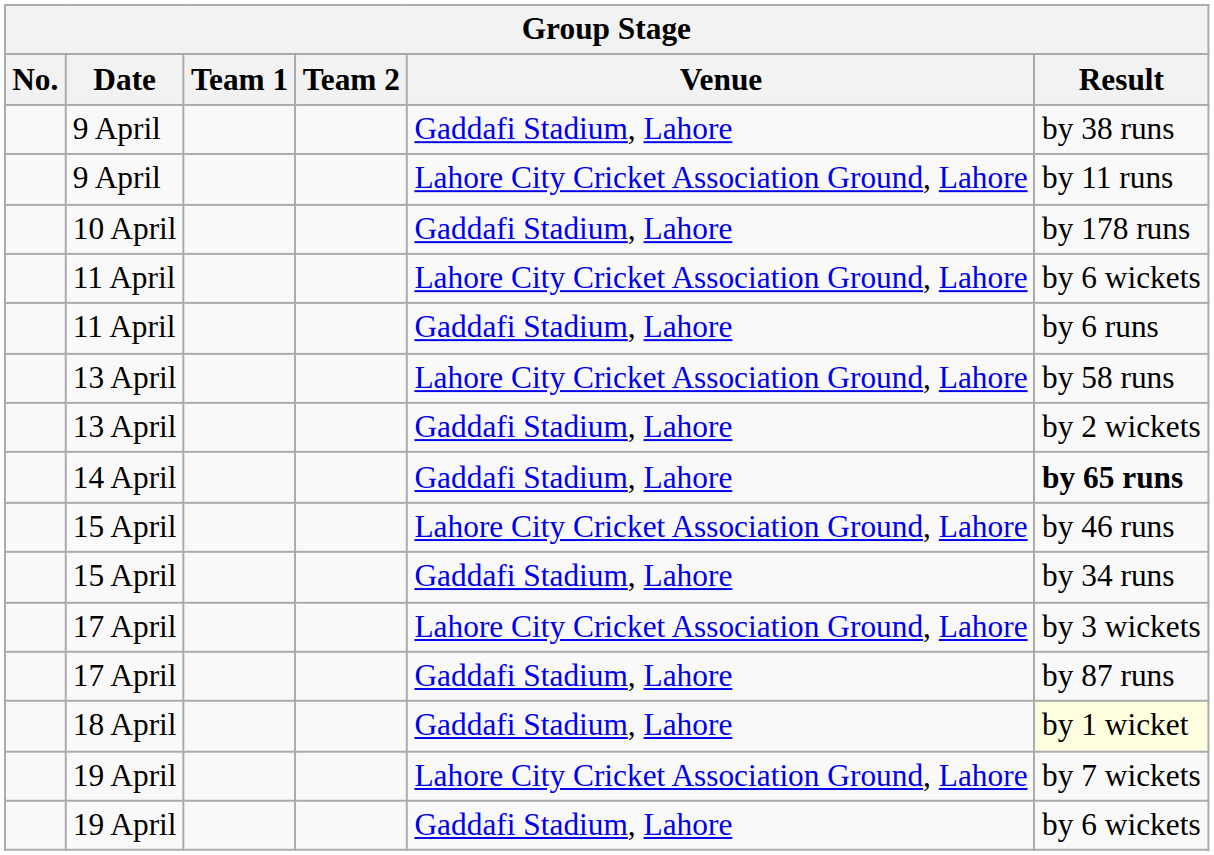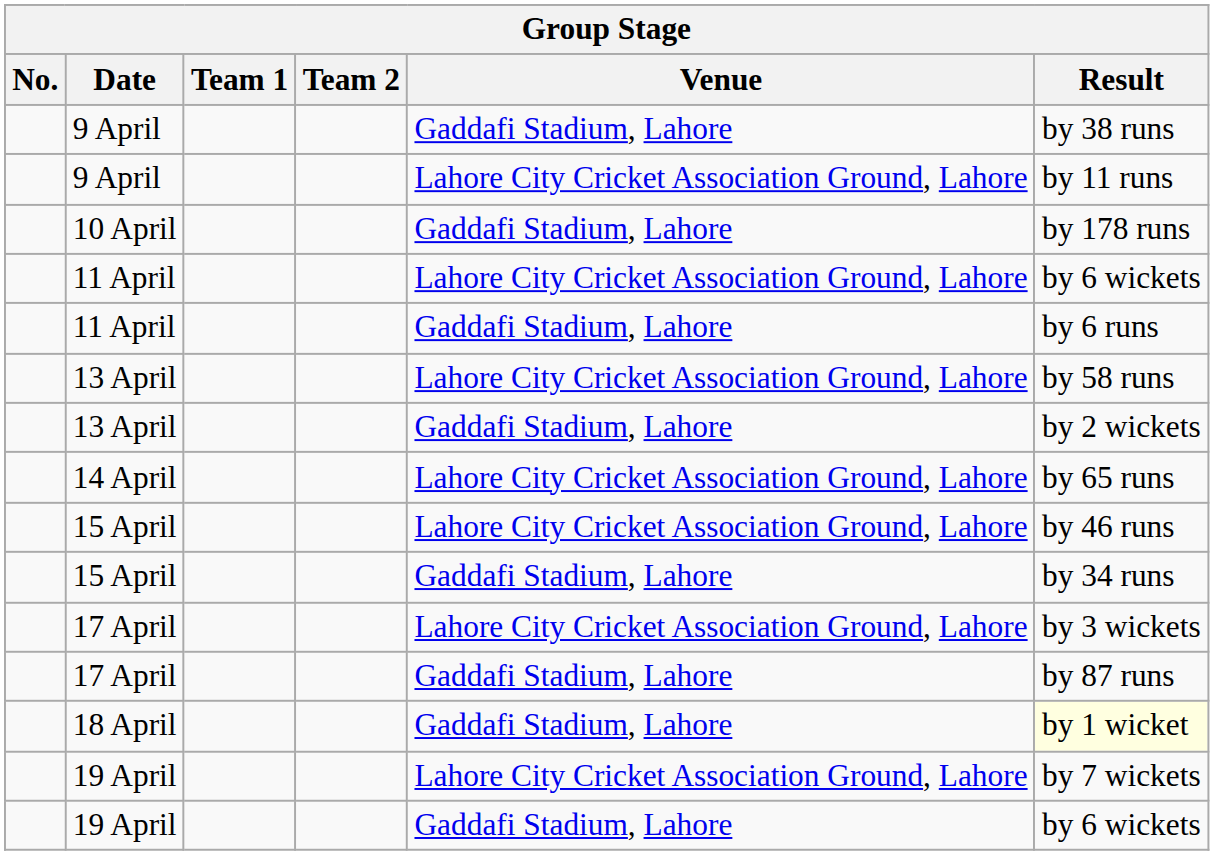(573, 476) Gaddafi Stadium, Lahore -> (721, 476) Lahore City Cricket Association Ground, Lahore
(1113, 476) bold -> (1108, 476) normal
